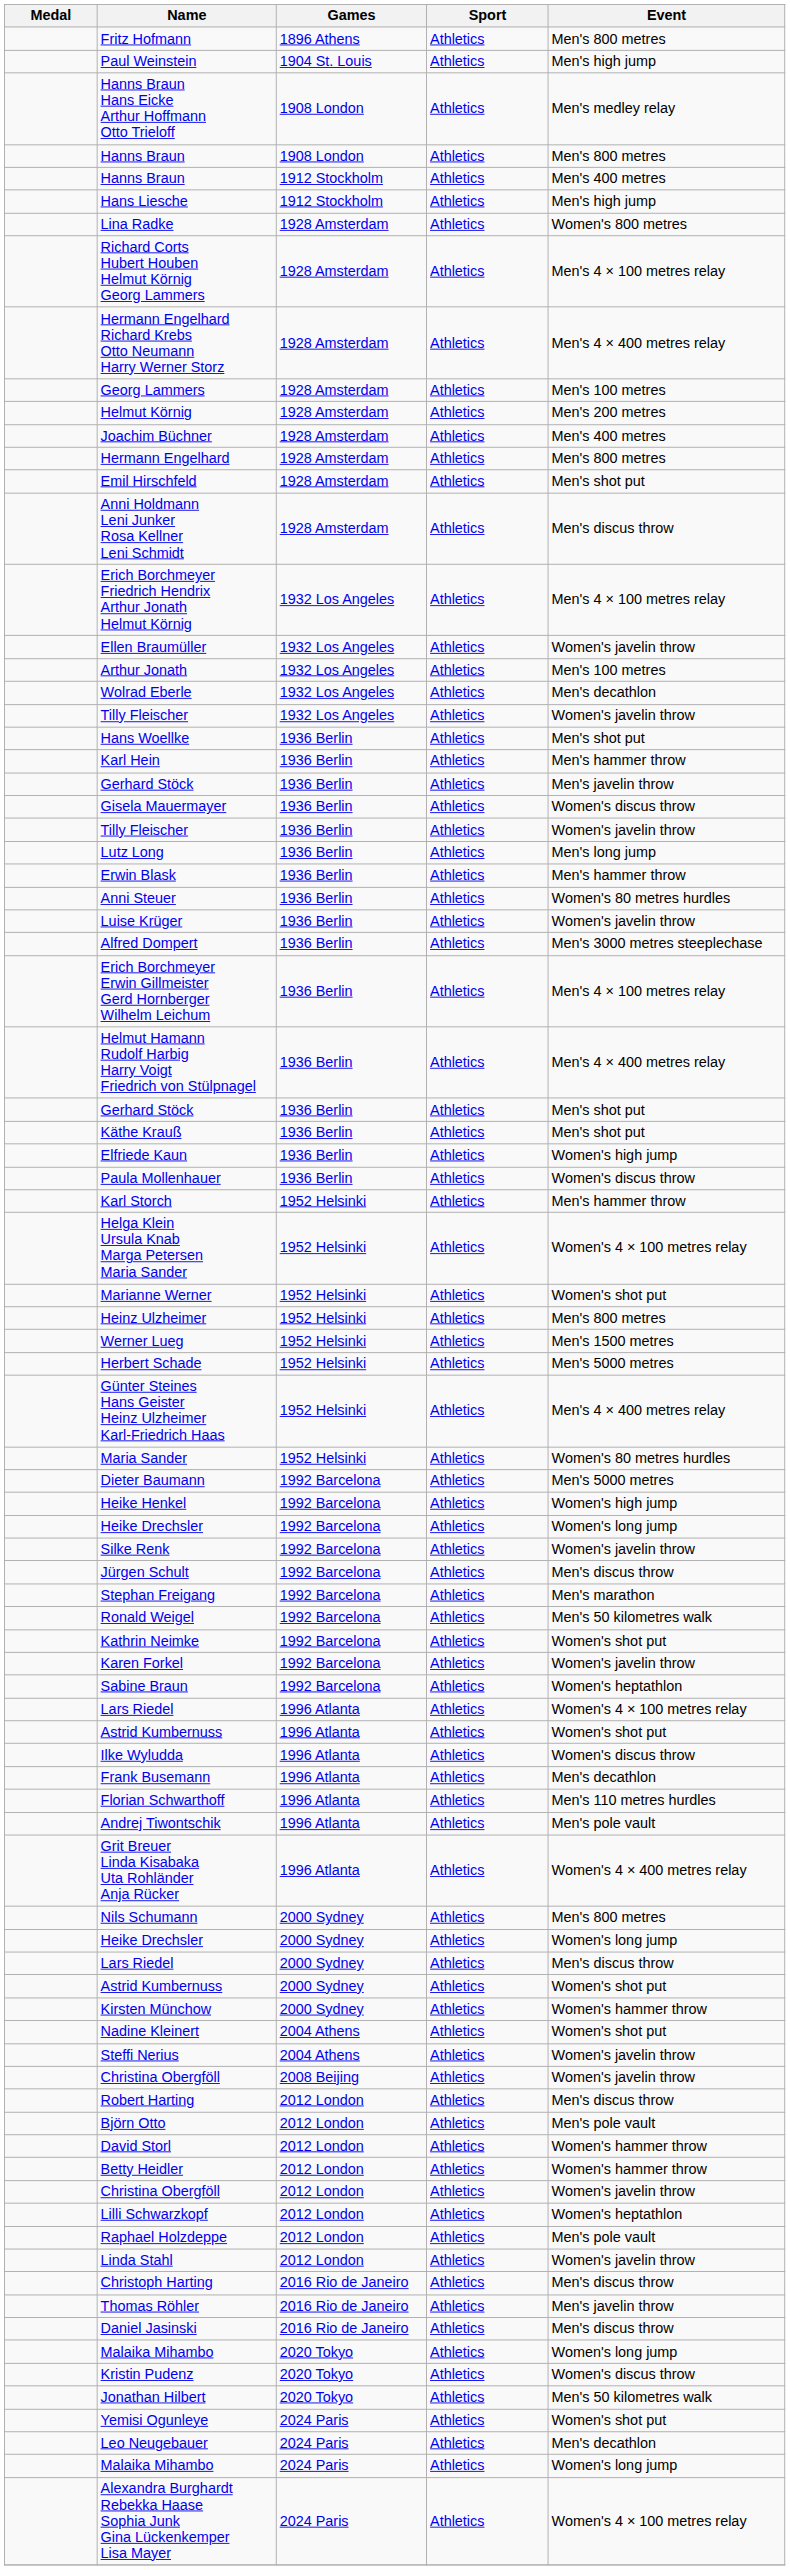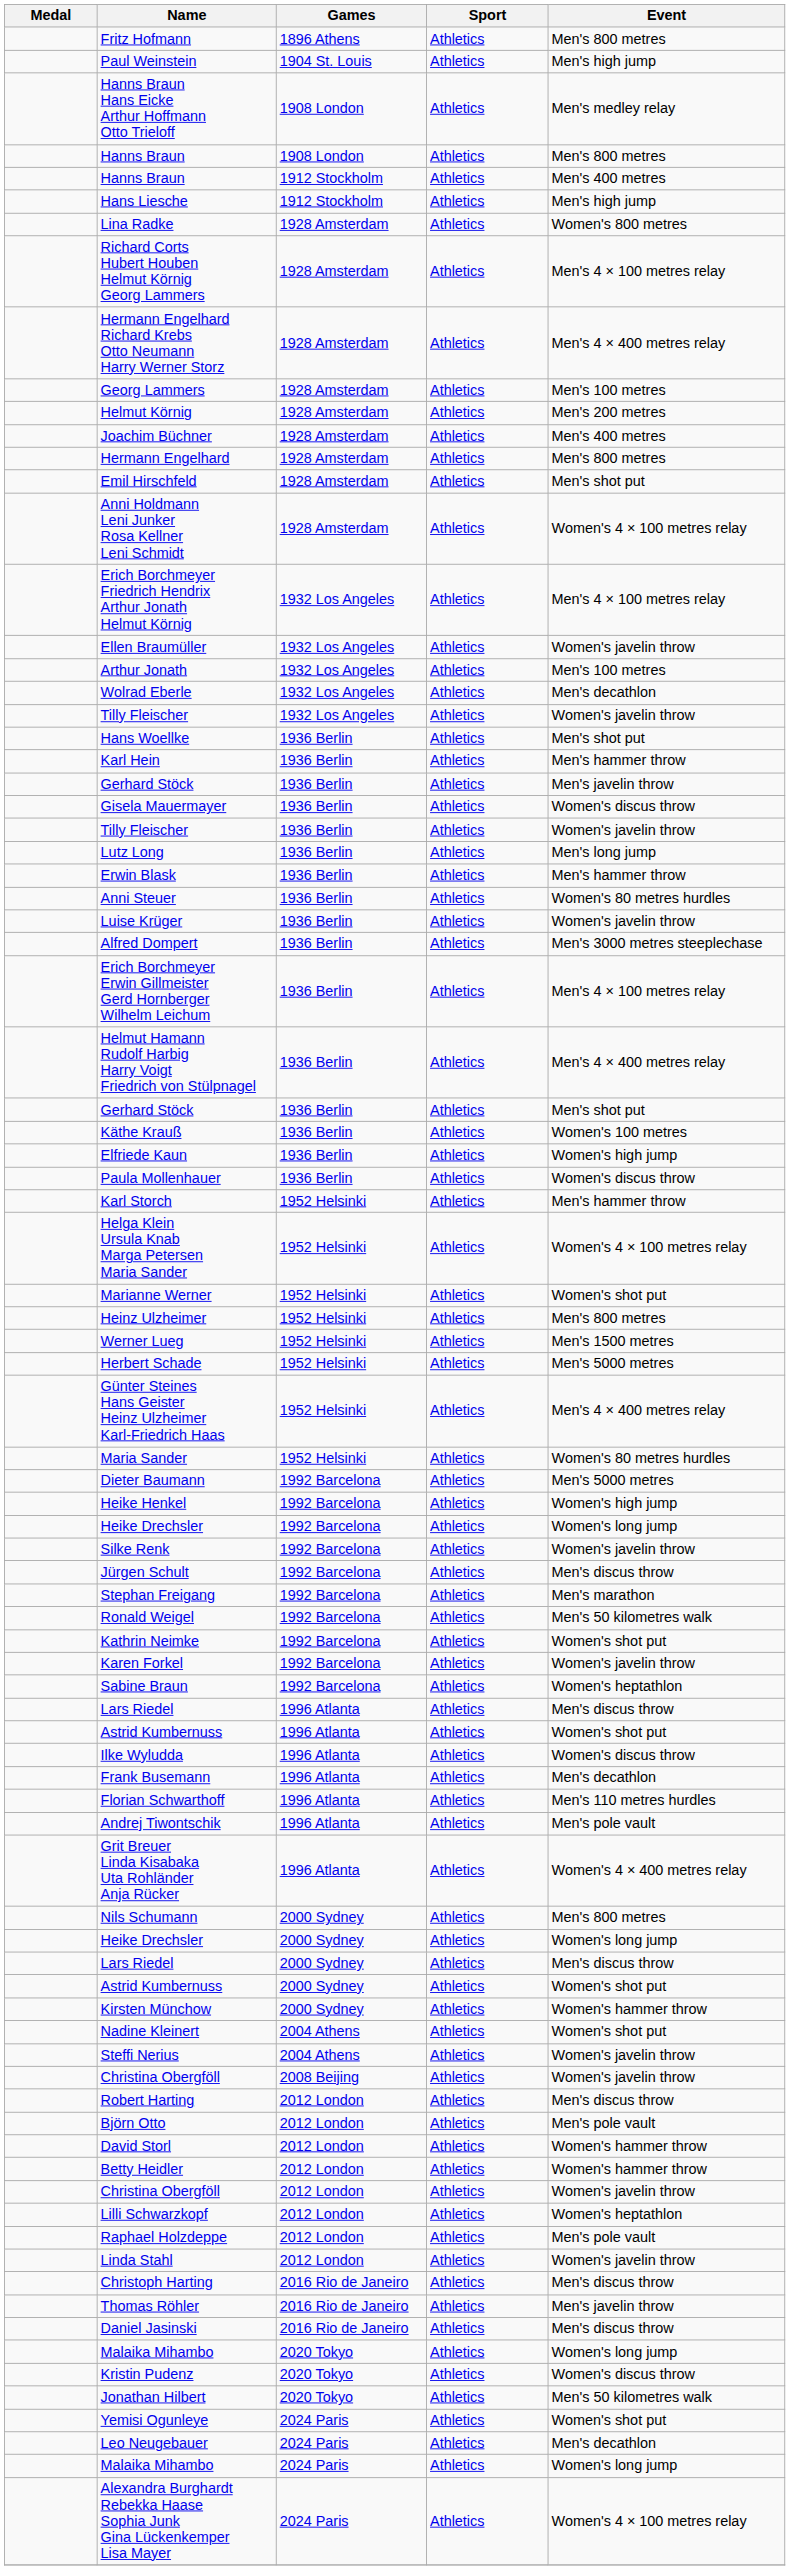(613, 528) Men's discus throw -> (649, 528) Women's 4 × 100 metres relay
(598, 1132) Men's shot put -> (619, 1132) Women's 100 metres
(649, 1709) Women's 4 × 100 metres relay -> (613, 1709) Men's discus throw
